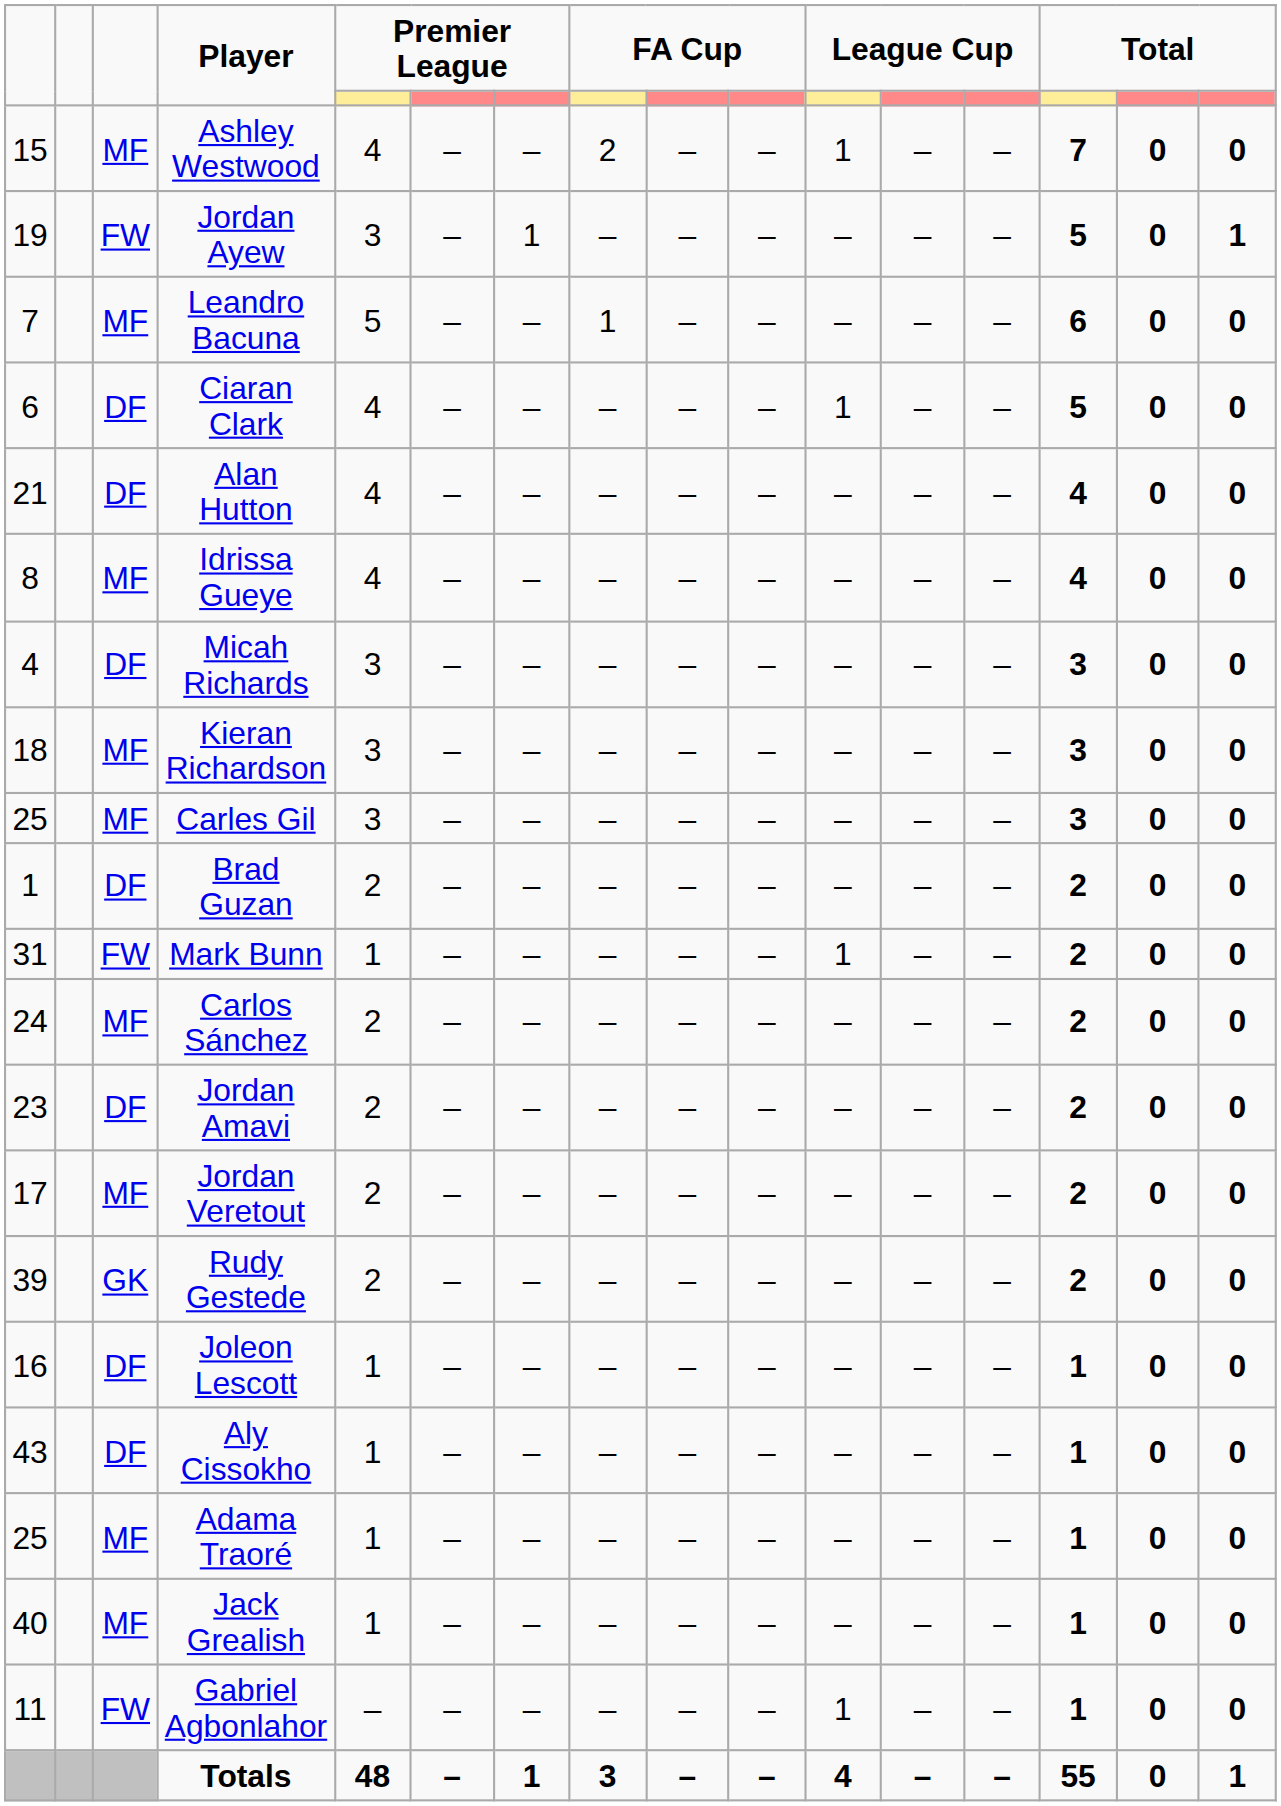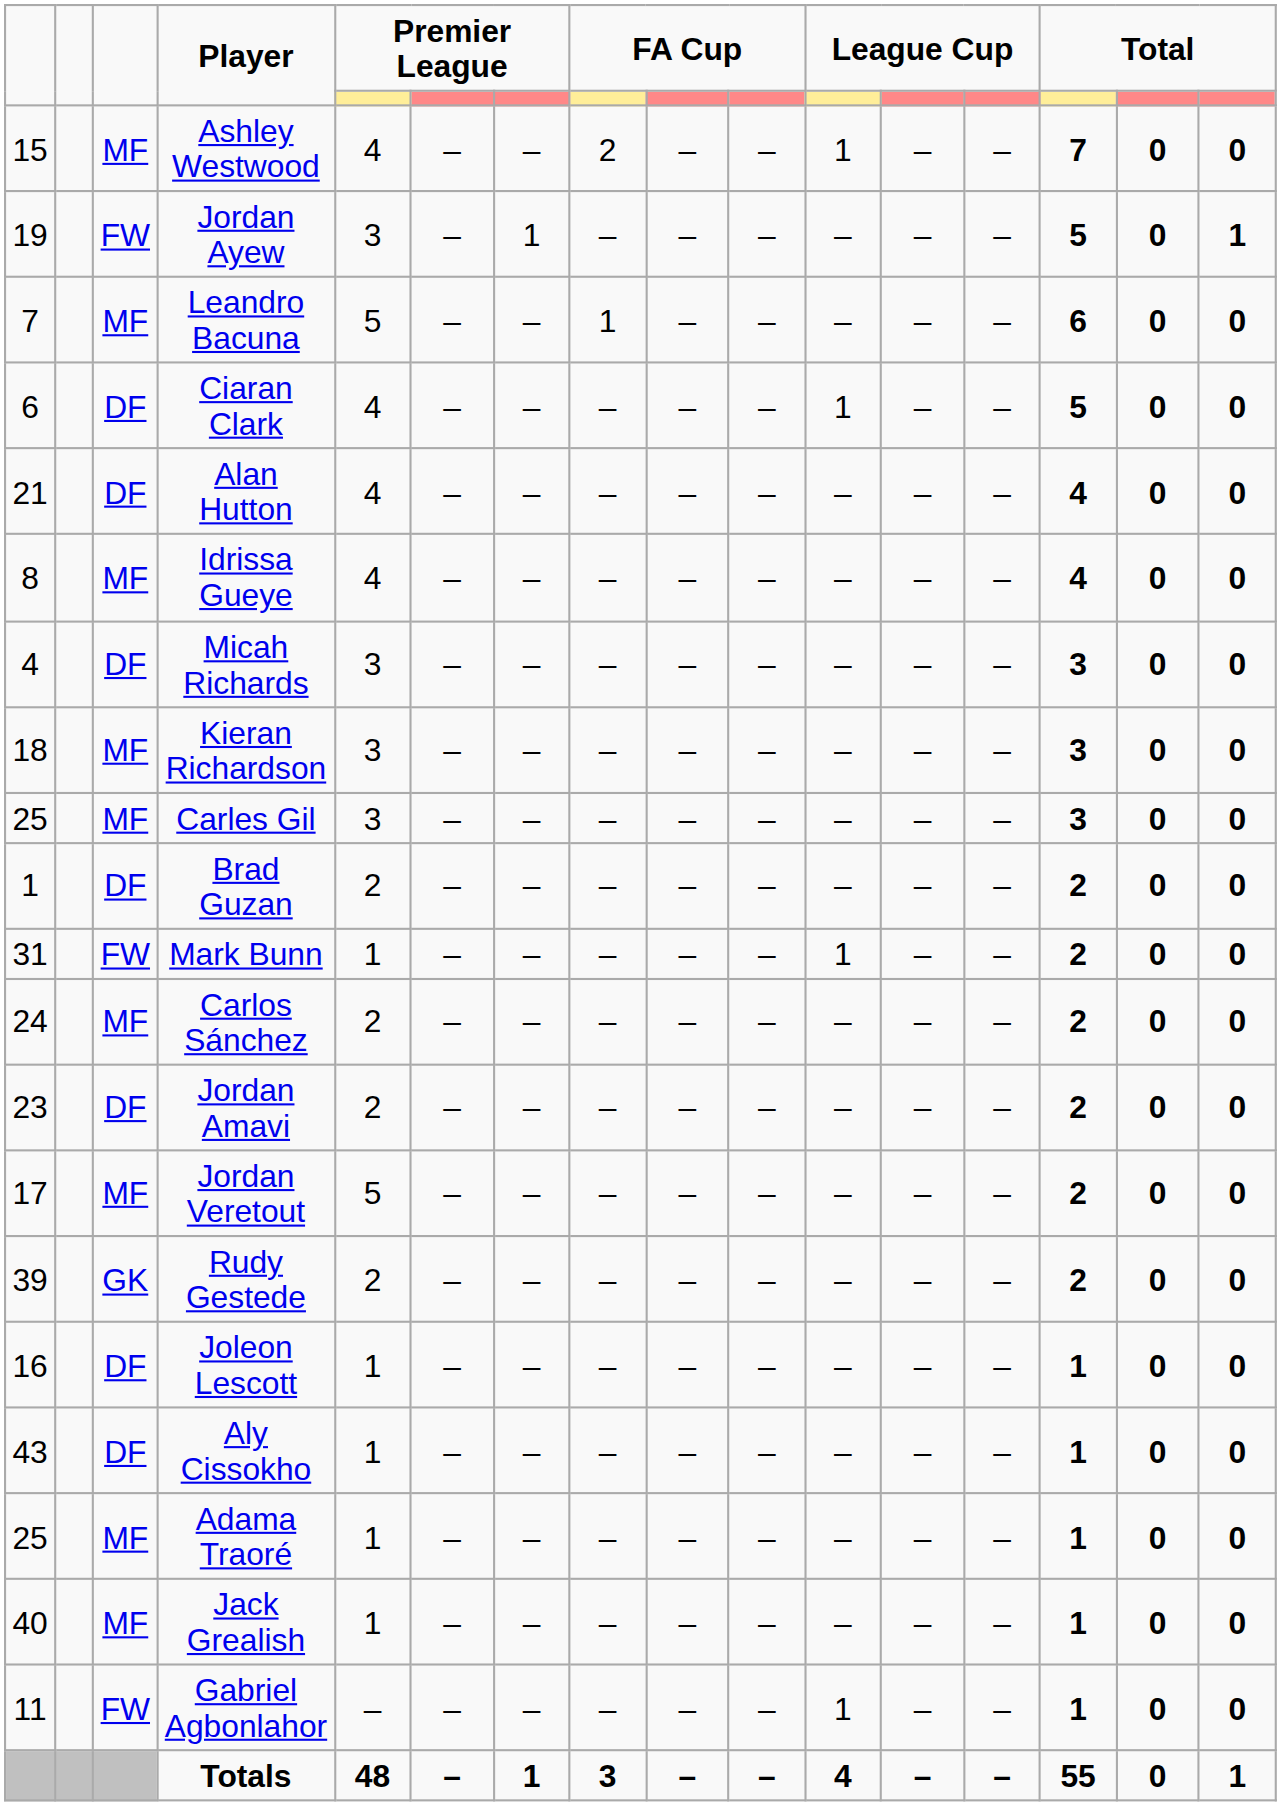(373, 1193) 2 -> (373, 1193) 5
